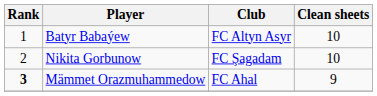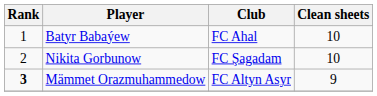(251, 36) FC Altyn Asyr -> (234, 36) FC Ahal
(234, 79) FC Ahal -> (251, 79) FC Altyn Asyr
